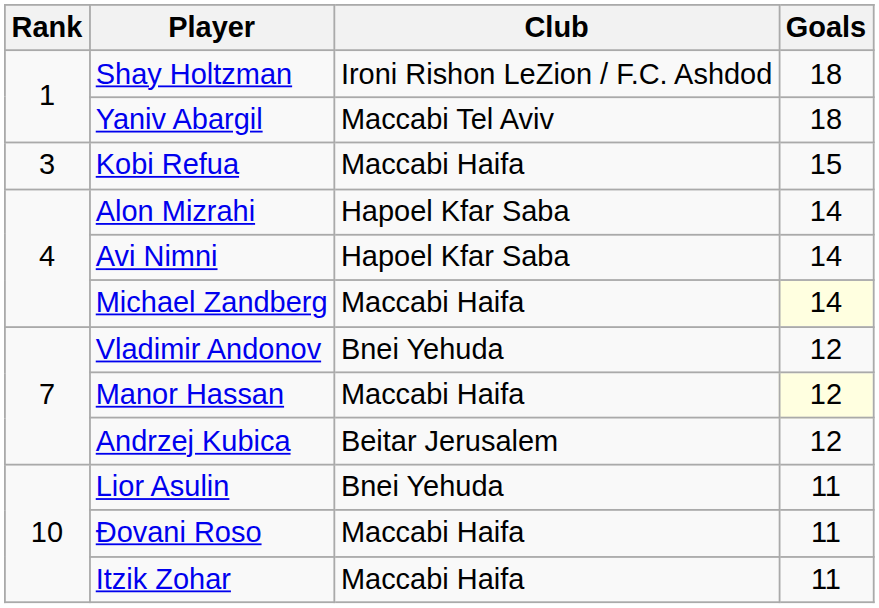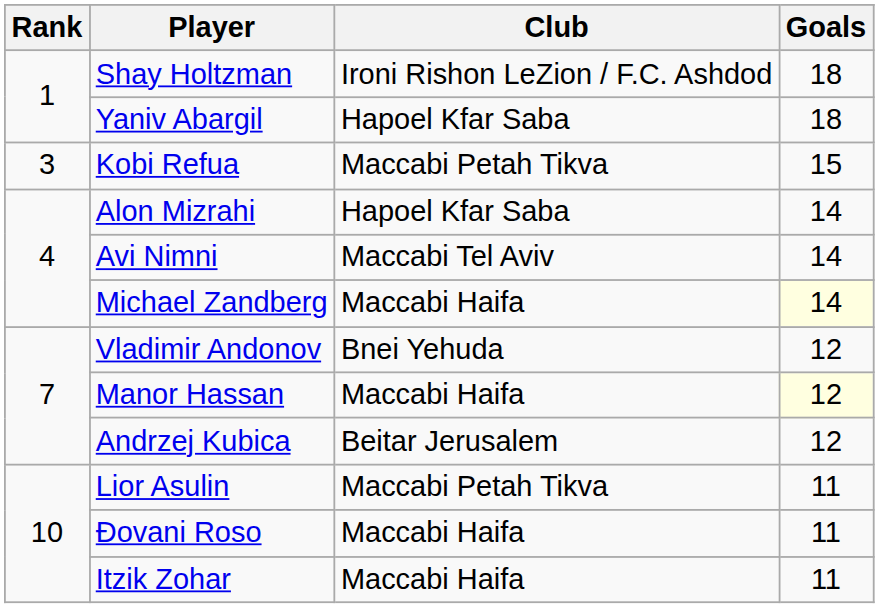(447, 119) Maccabi Tel Aviv -> (455, 119) Hapoel Kfar Saba
(433, 165) Maccabi Haifa -> (475, 165) Maccabi Petah Tikva
(455, 257) Hapoel Kfar Saba -> (447, 257) Maccabi Tel Aviv
(422, 486) Bnei Yehuda -> (475, 486) Maccabi Petah Tikva
